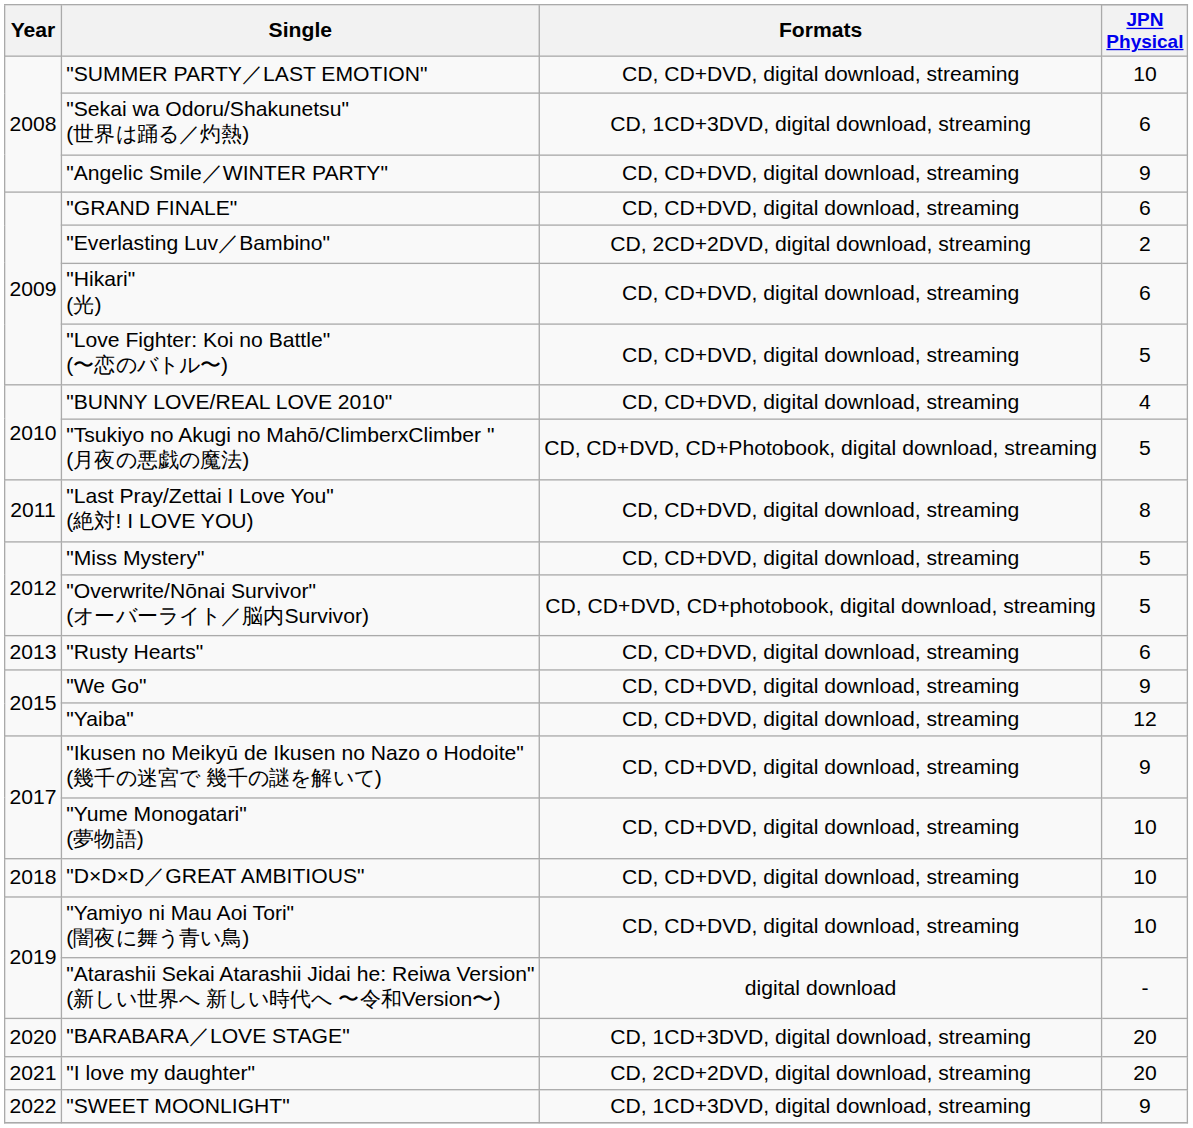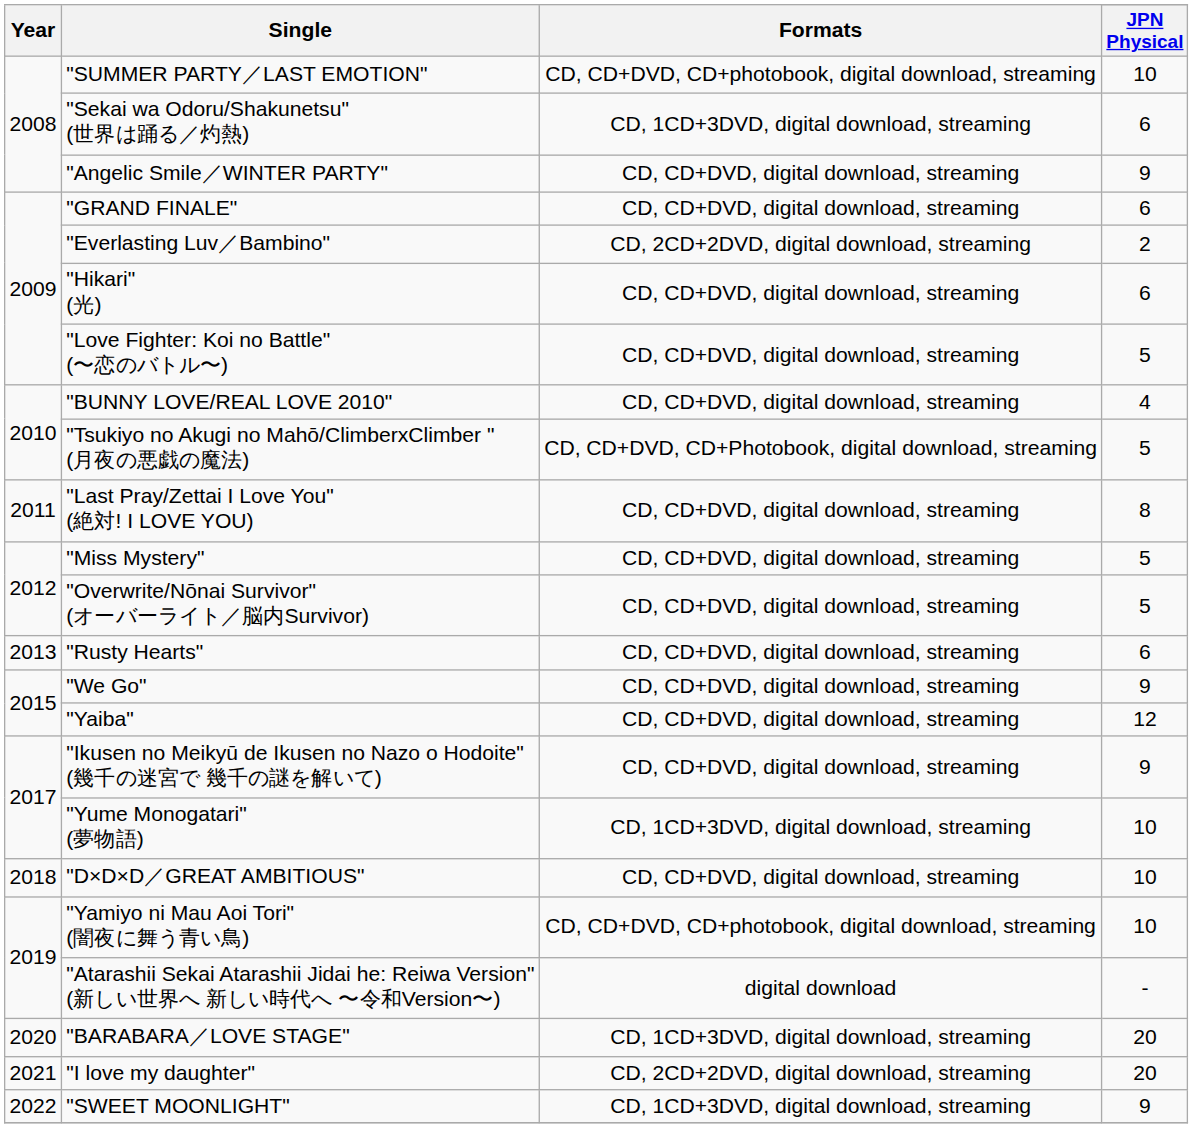(821, 74) CD, CD+DVD, digital download, streaming -> (821, 74) CD, CD+DVD, CD+photobook, digital download, streaming
(821, 605) CD, CD+DVD, CD+photobook, digital download, streaming -> (821, 605) CD, CD+DVD, digital download, streaming
(821, 828) CD, CD+DVD, digital download, streaming -> (821, 828) CD, 1CD+3DVD, digital download, streaming
(821, 926) CD, CD+DVD, digital download, streaming -> (821, 926) CD, CD+DVD, CD+photobook, digital download, streaming
